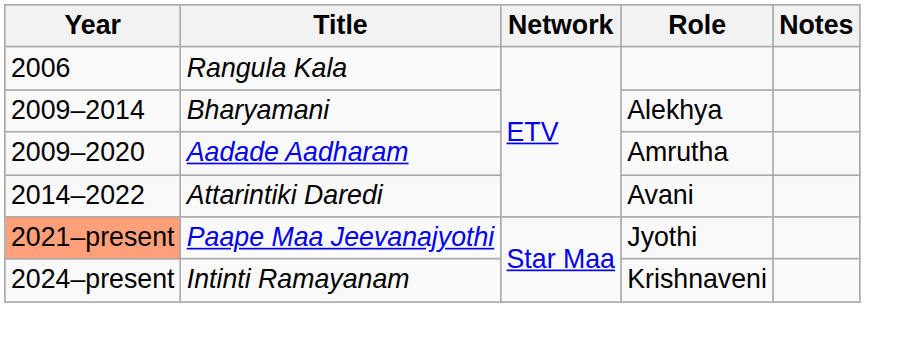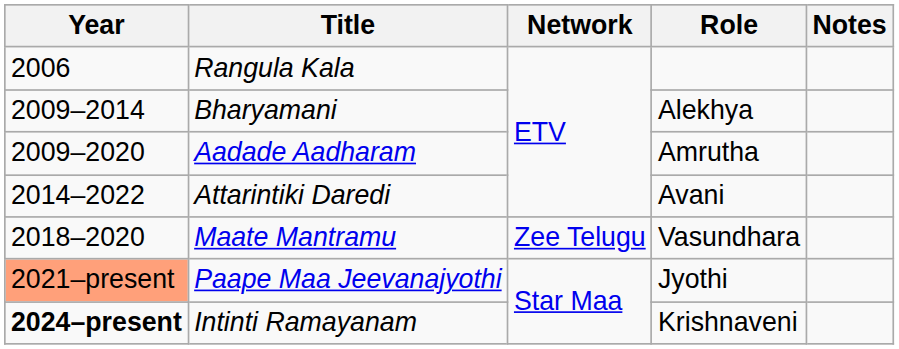+ row: (295, 237)
(93, 279) normal -> (96, 322) bold
